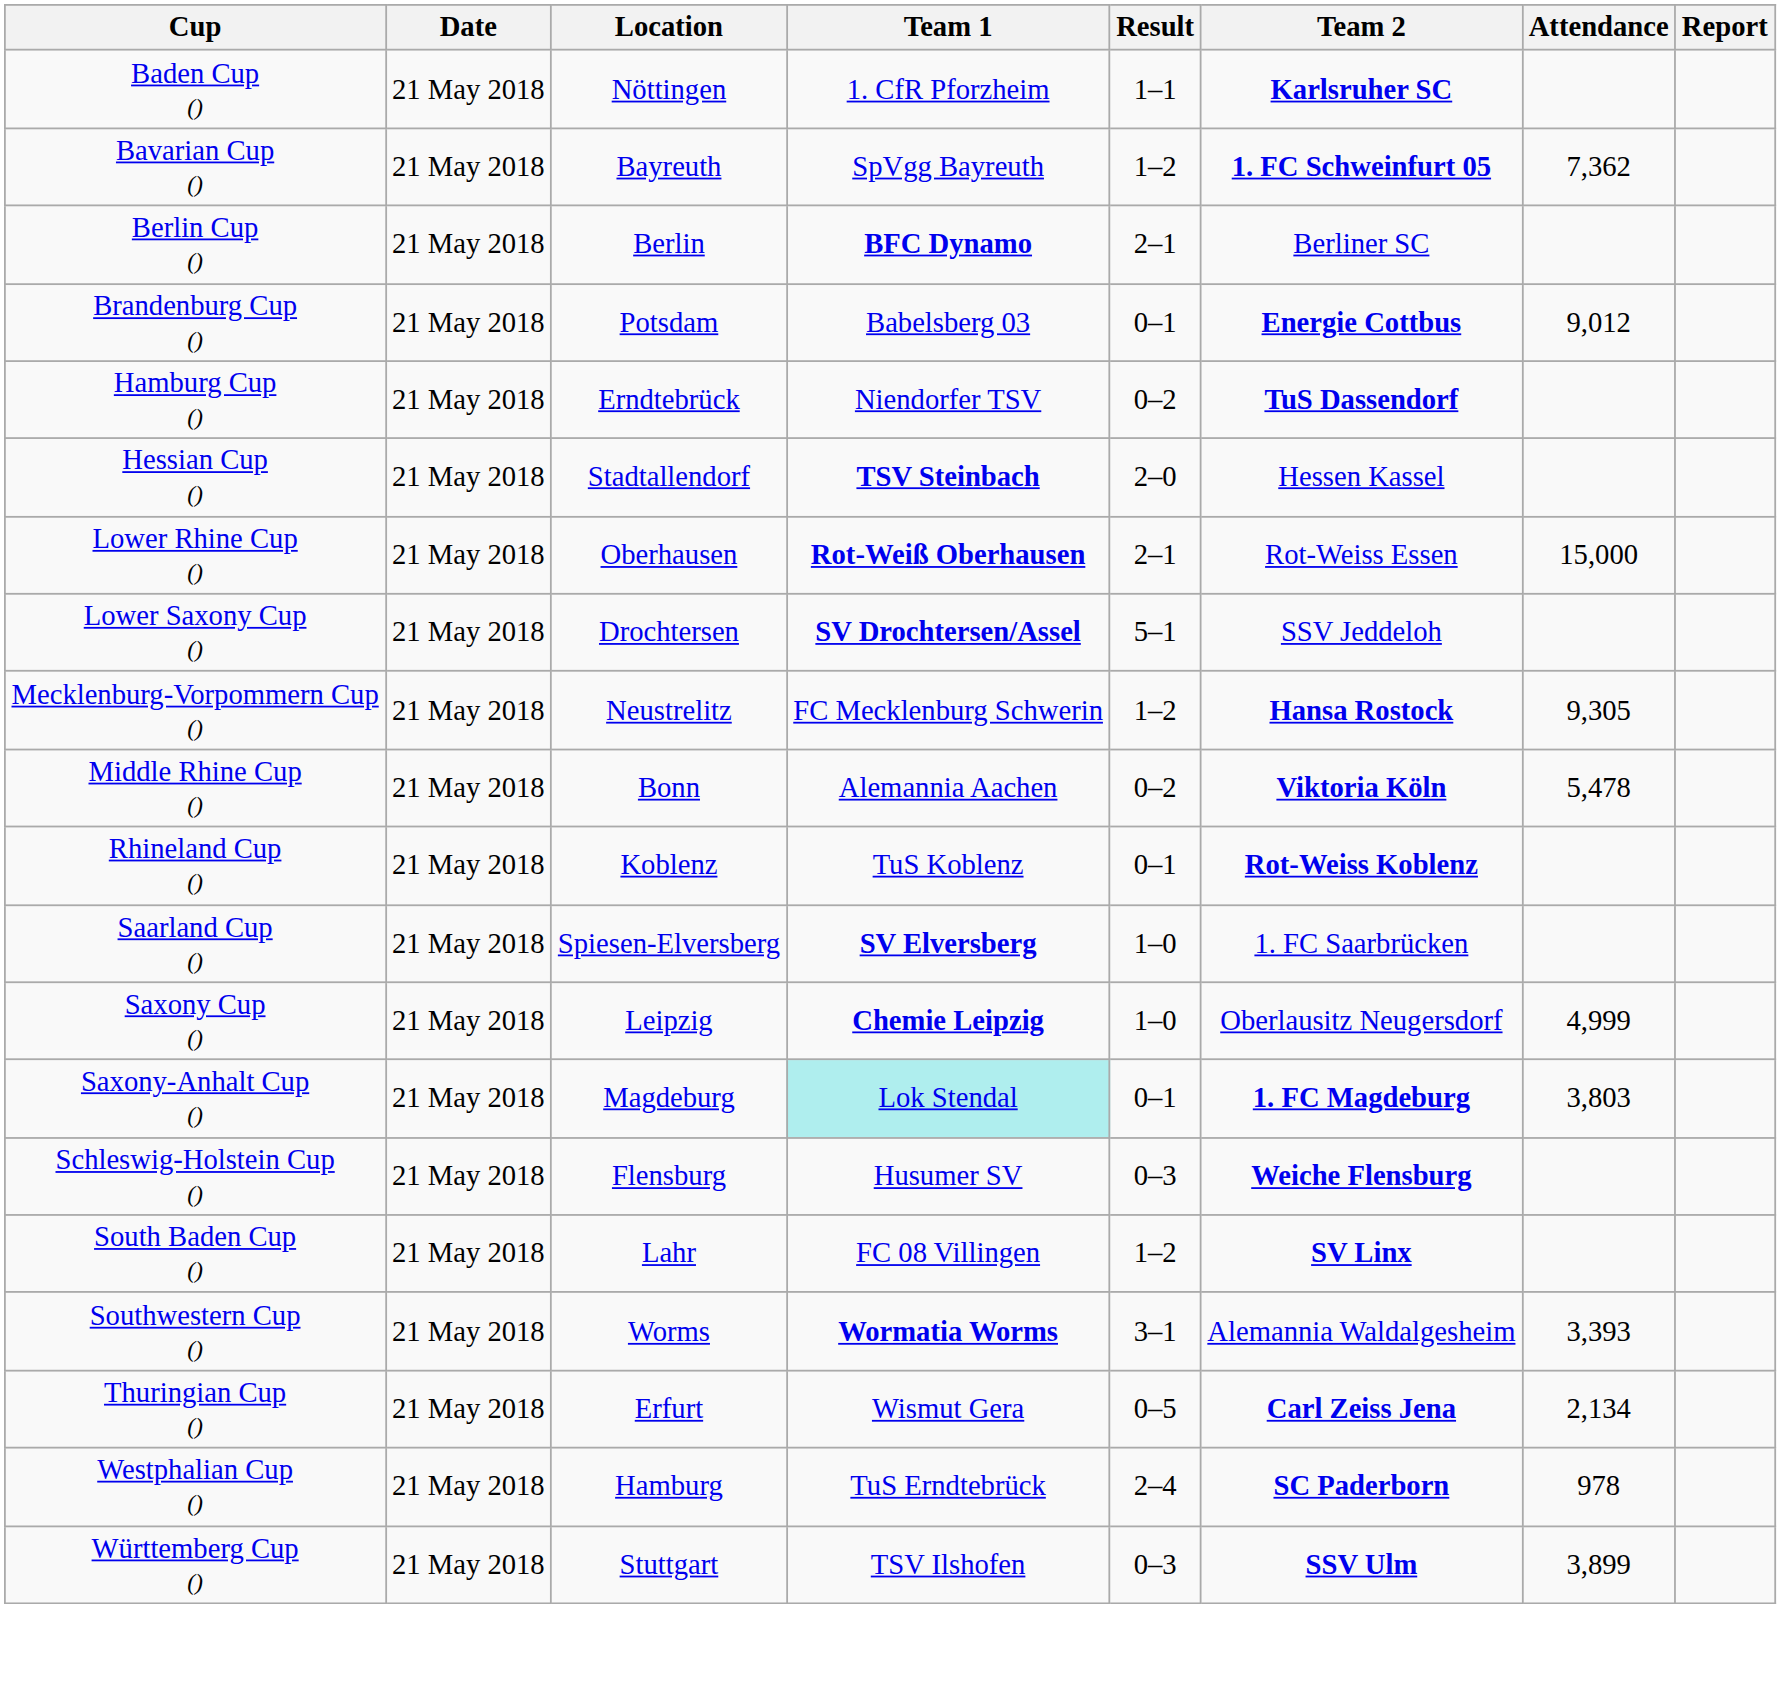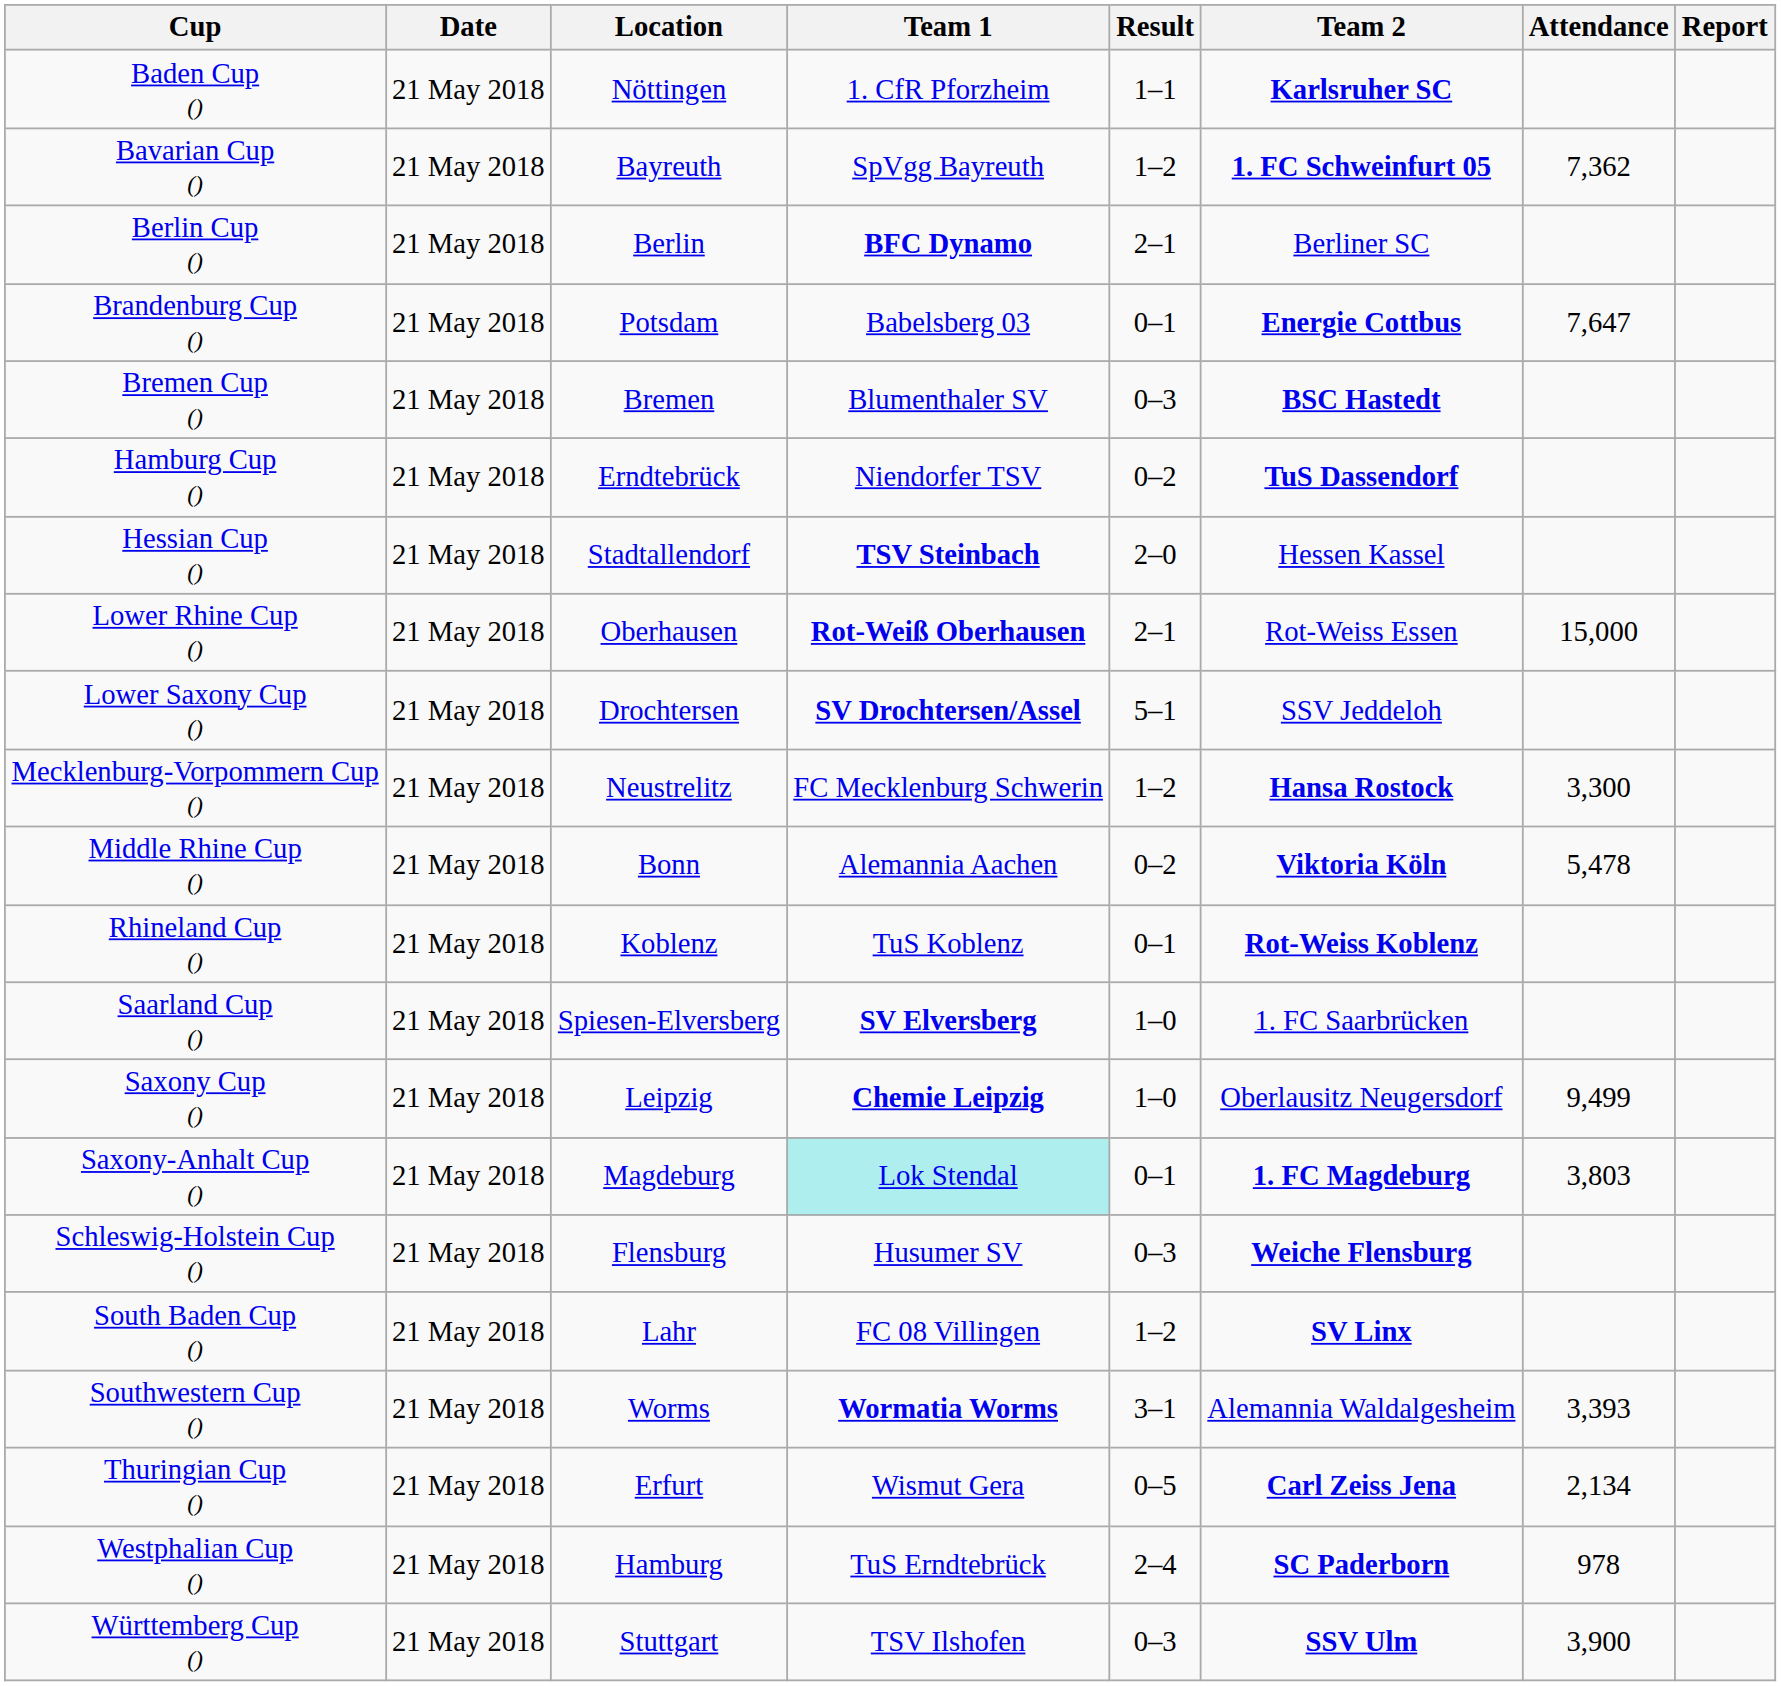(1599, 321) 9,012 -> (1599, 321) 7,647
+ row: (195, 399)
(1599, 709) 9,305 -> (1599, 787) 3,300
(1599, 1020) 4,999 -> (1599, 1098) 9,499
(1599, 1563) 3,899 -> (1599, 1641) 3,900
